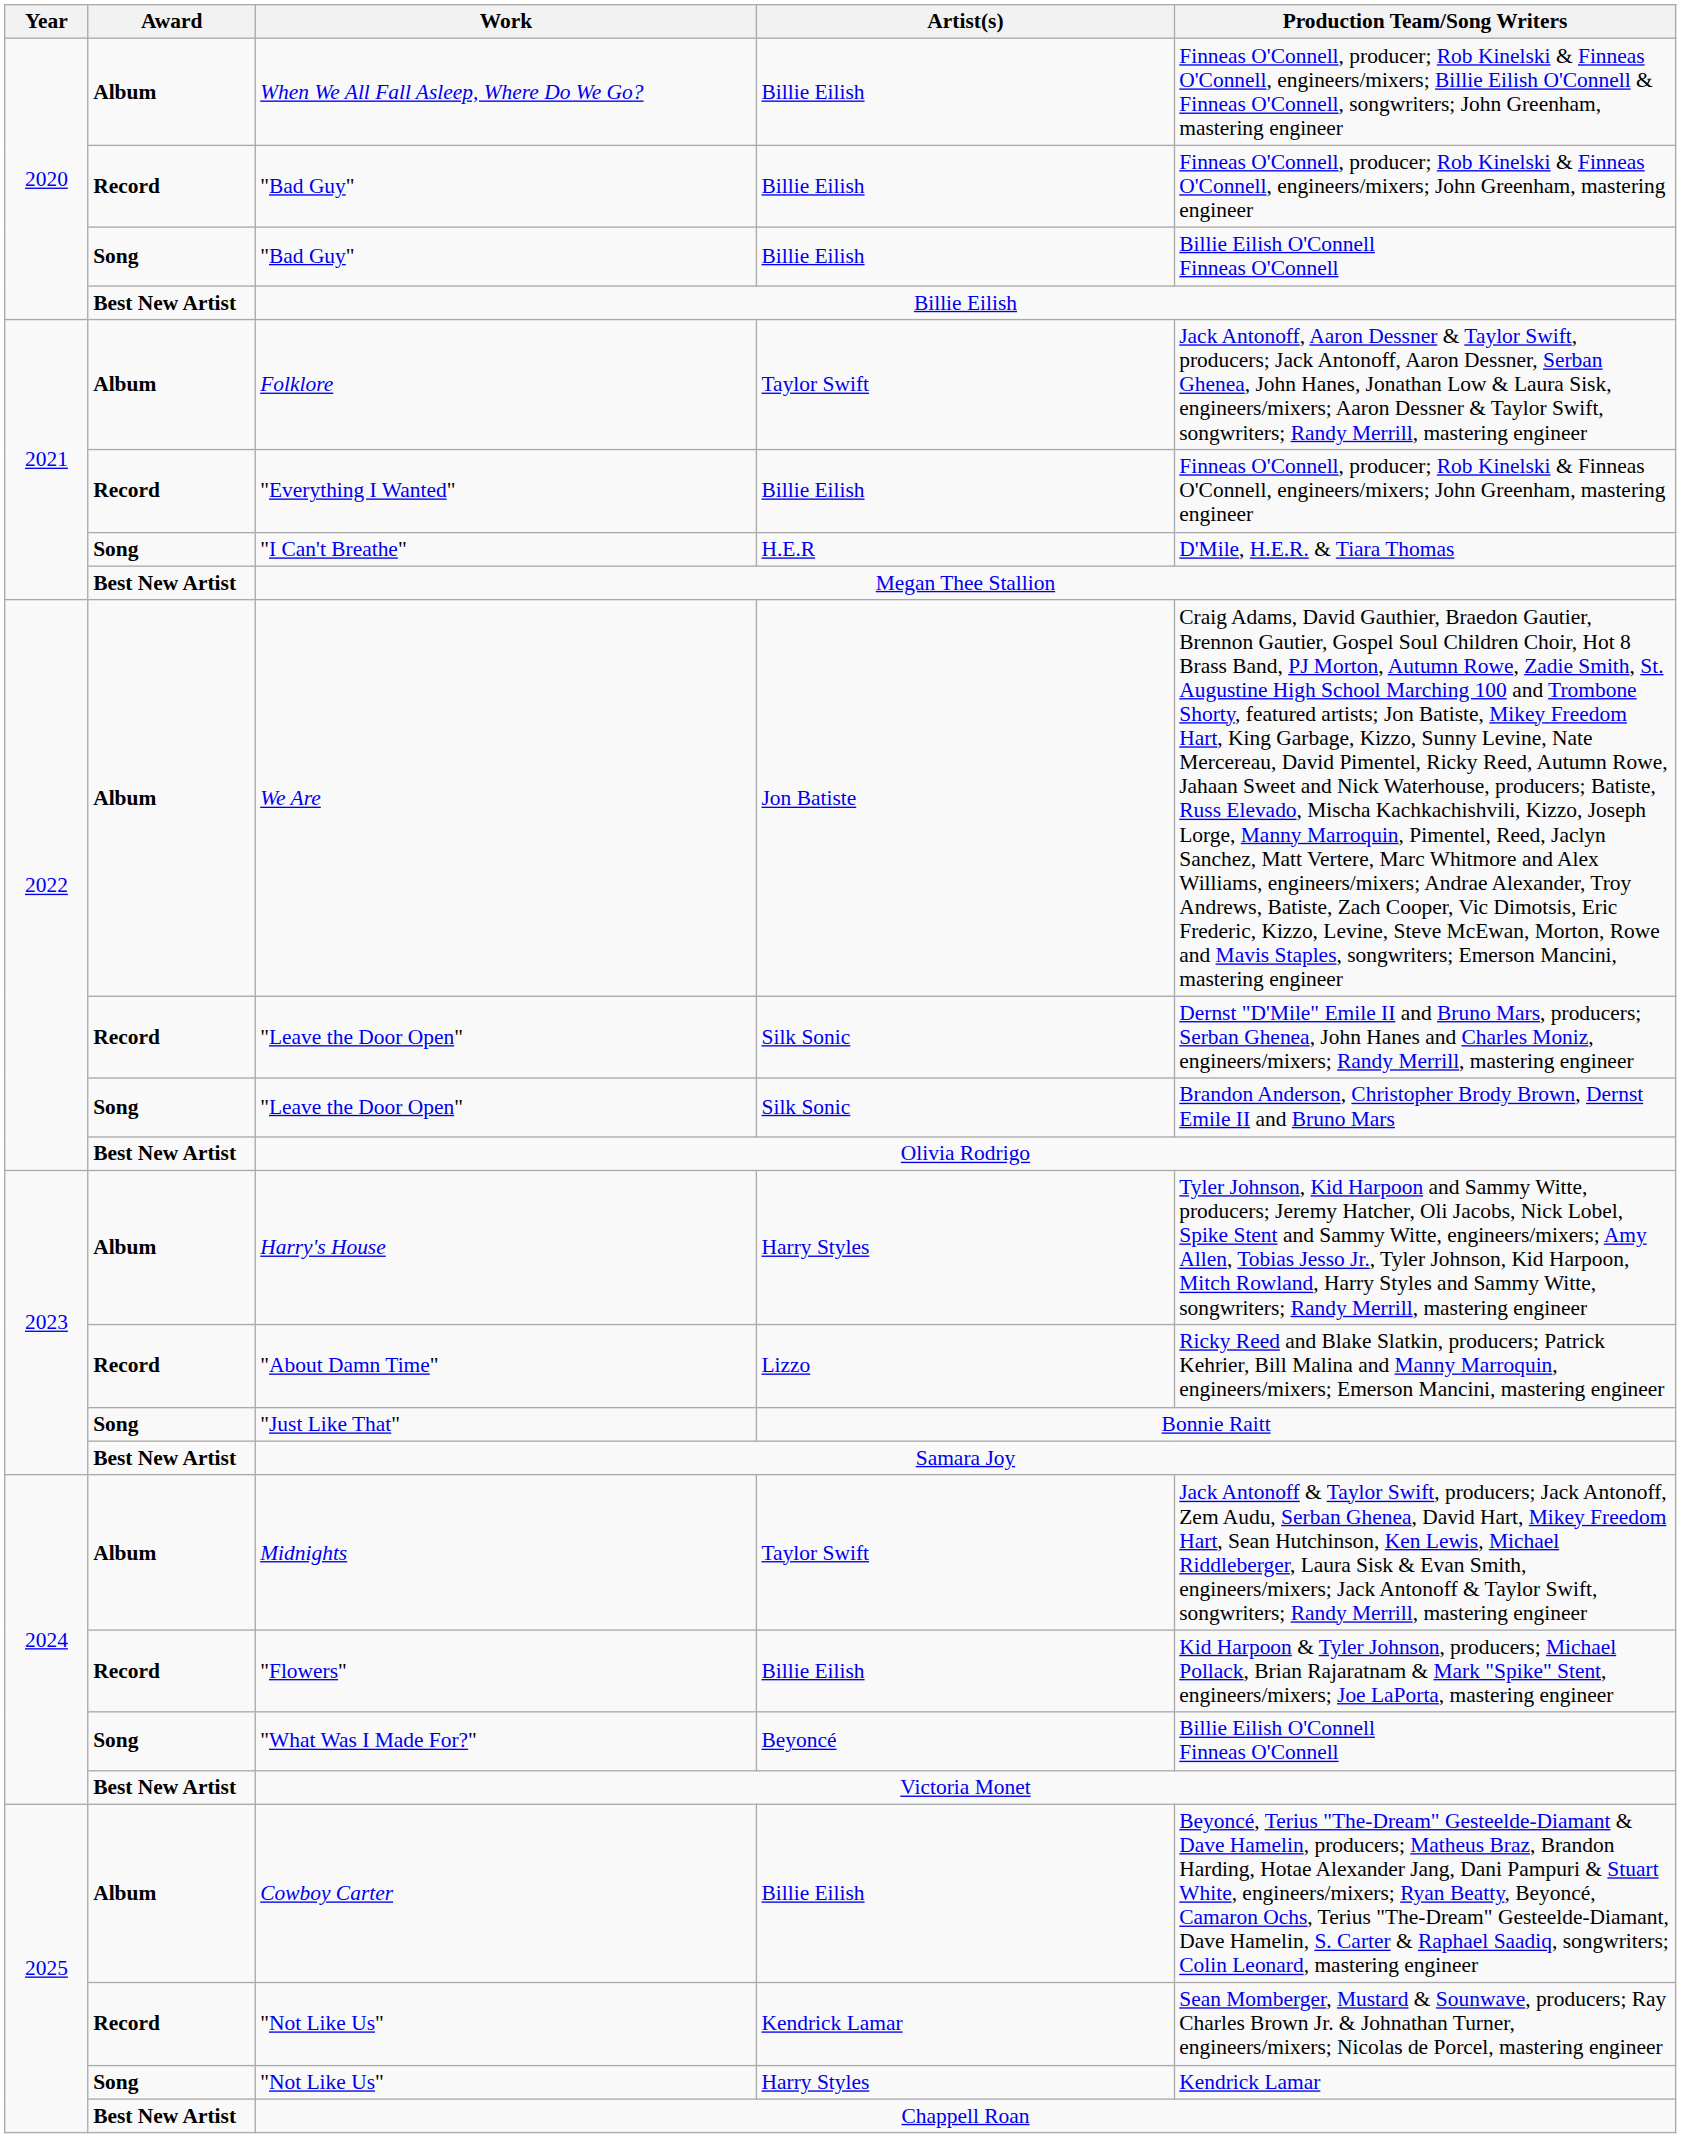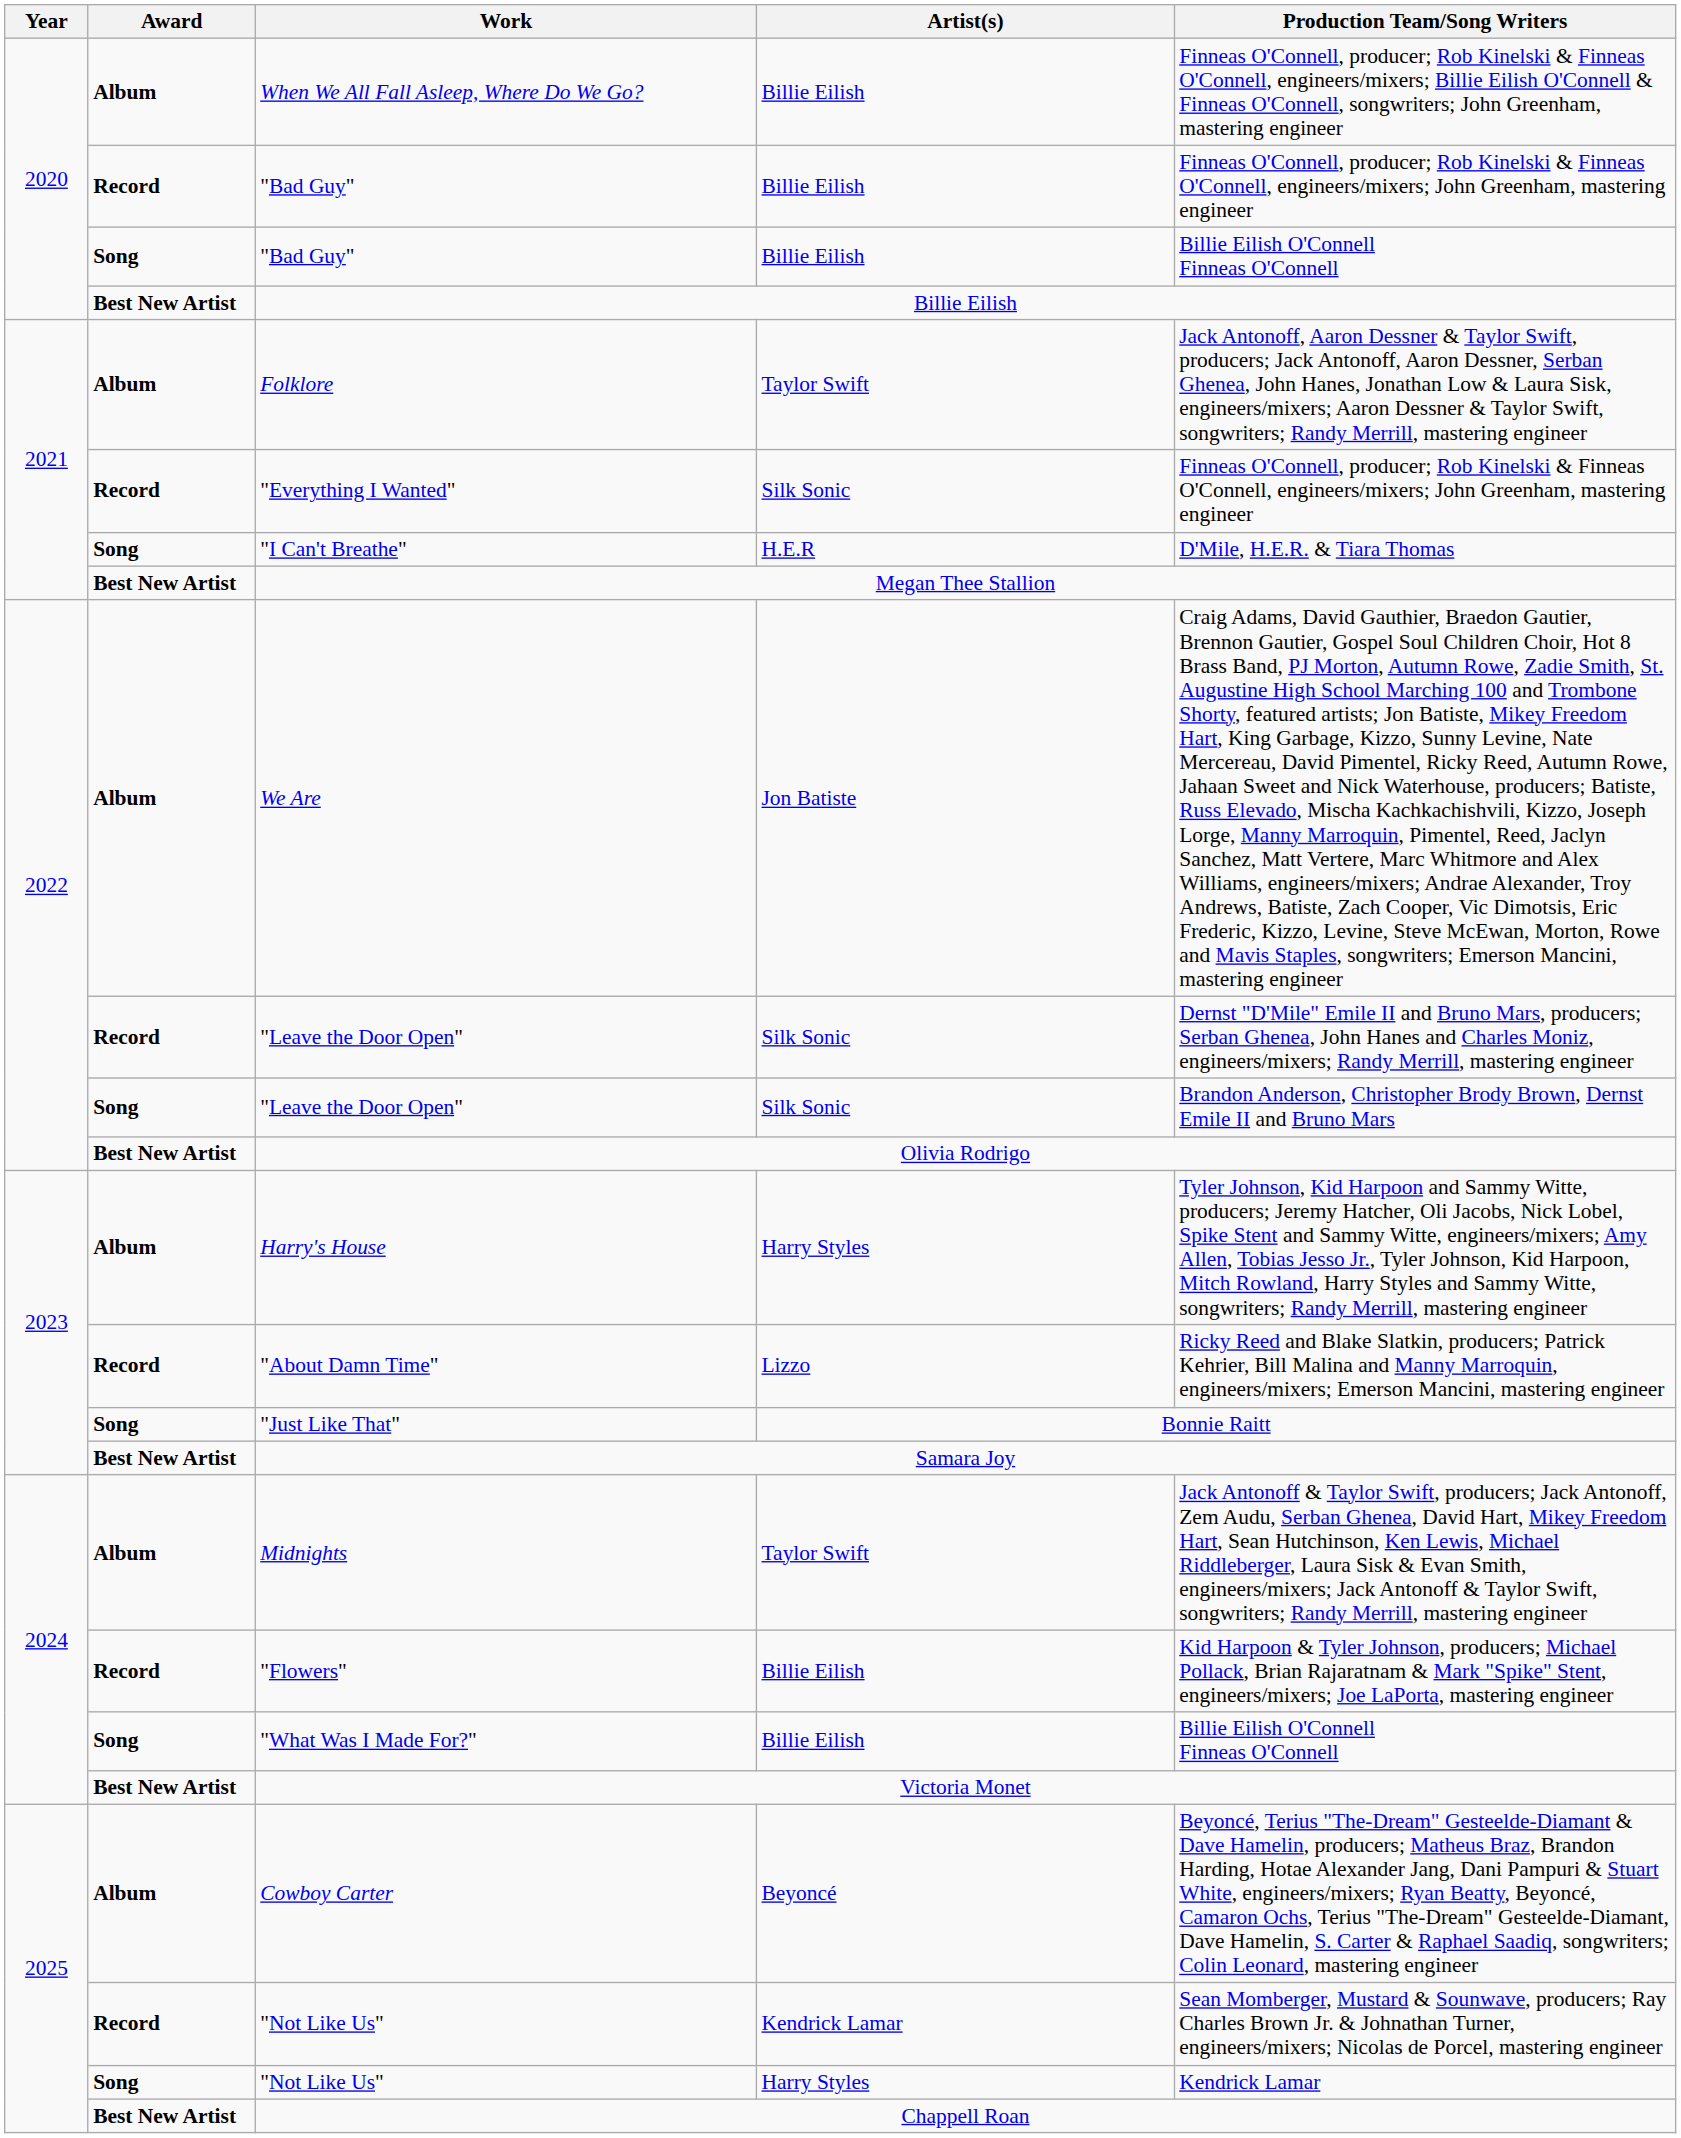(813, 490) Billie Eilish -> (806, 490) Silk Sonic
(799, 1740) Beyoncé -> (813, 1740) Billie Eilish
(813, 1893) Billie Eilish -> (799, 1893) Beyoncé
